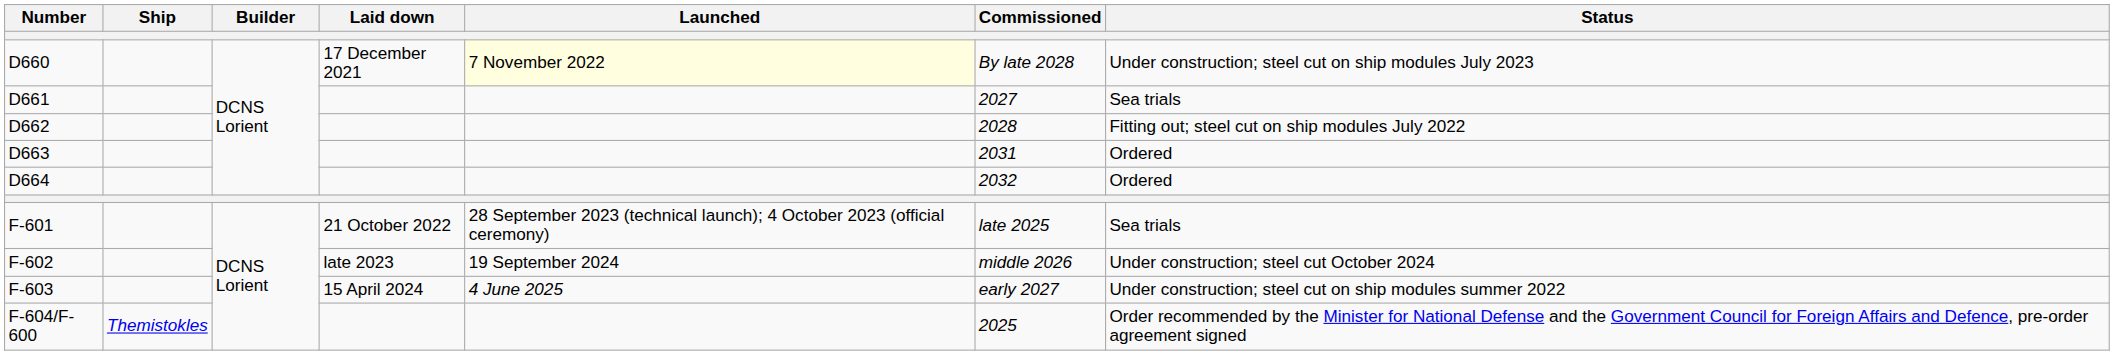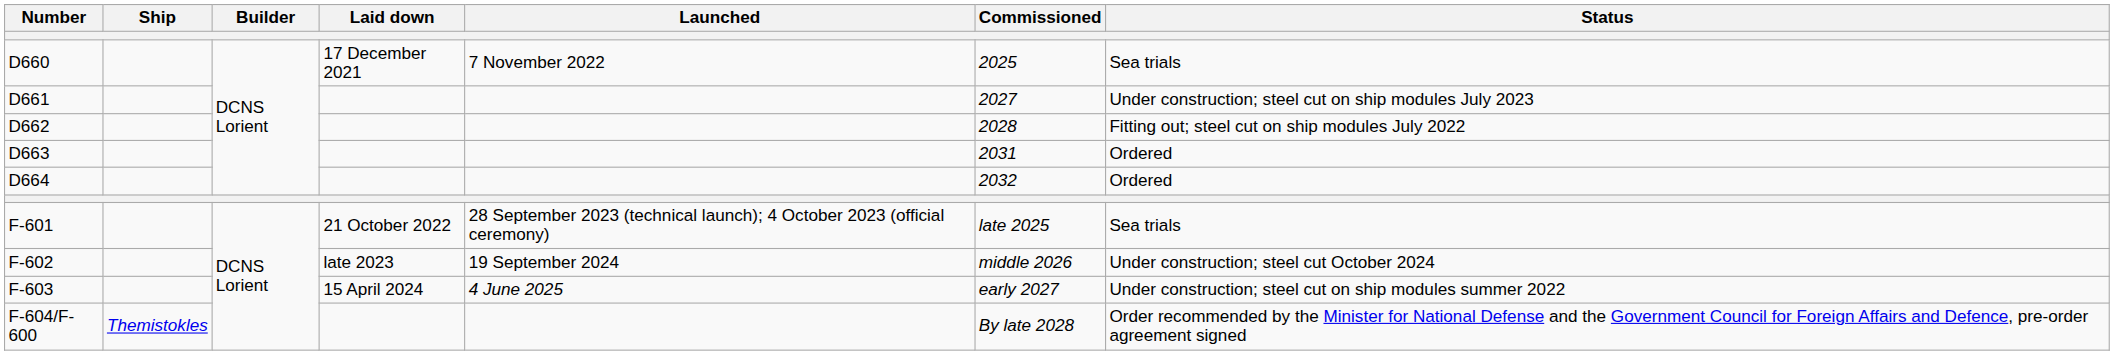(537, 62) lightyellow background -> (537, 62) no background
(1026, 62) By late 2028 -> (998, 62) 2025
(1322, 62) Under construction; steel cut on ship modules July 2023 -> (1145, 62) Sea trials
(1145, 99) Sea trials -> (1322, 99) Under construction; steel cut on ship modules July 2023
(998, 326) 2025 -> (1026, 326) By late 2028
